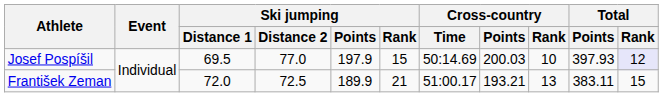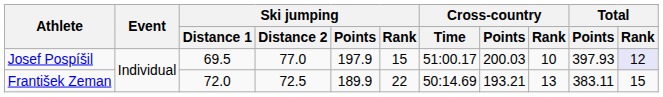(450, 59) 50:14.69 -> (450, 59) 51:00.17
(400, 81) 21 -> (400, 81) 22
(450, 81) 51:00.17 -> (450, 81) 50:14.69
